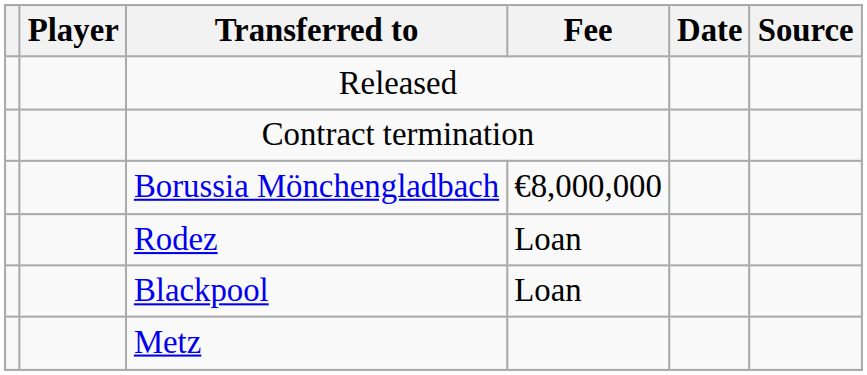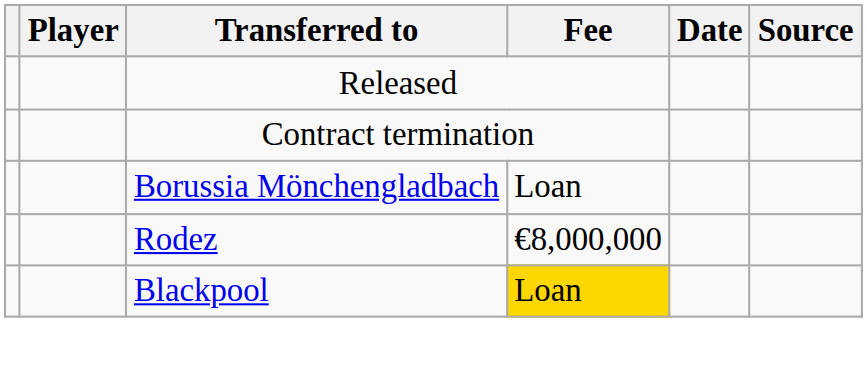(588, 186) €8,000,000 -> (548, 186) Loan
(548, 238) Loan -> (588, 238) €8,000,000
(548, 290) no background -> (548, 290) gold background
- row: (168, 342)
